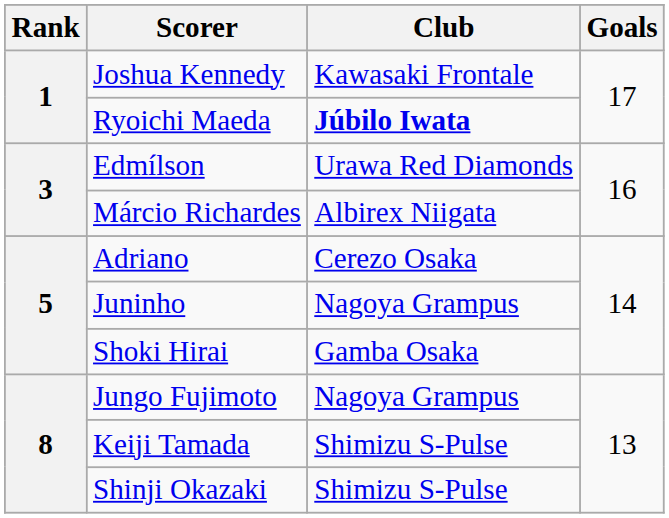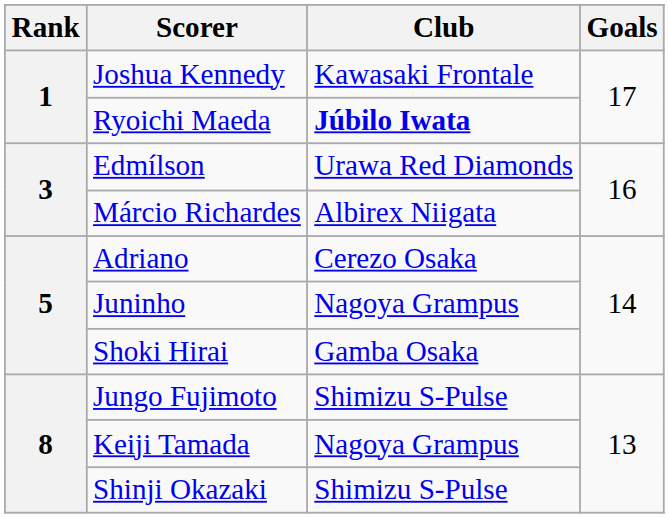(417, 397) Nagoya Grampus -> (411, 397) Shimizu S-Pulse
(411, 443) Shimizu S-Pulse -> (417, 443) Nagoya Grampus
